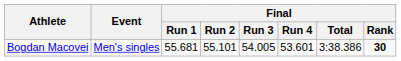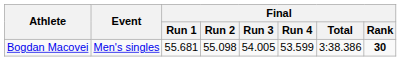(220, 48) 55.101 -> (220, 48) 55.098
(297, 48) 53.601 -> (297, 48) 53.599
